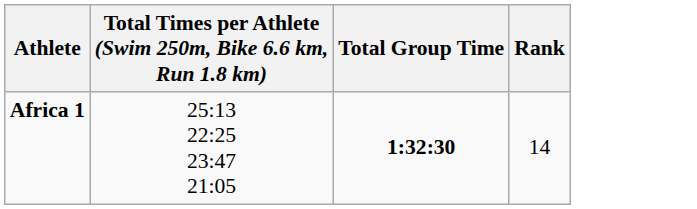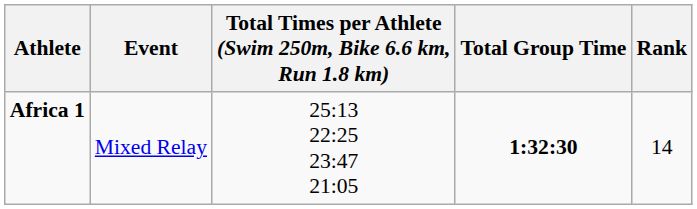+ column: (151, 48)
